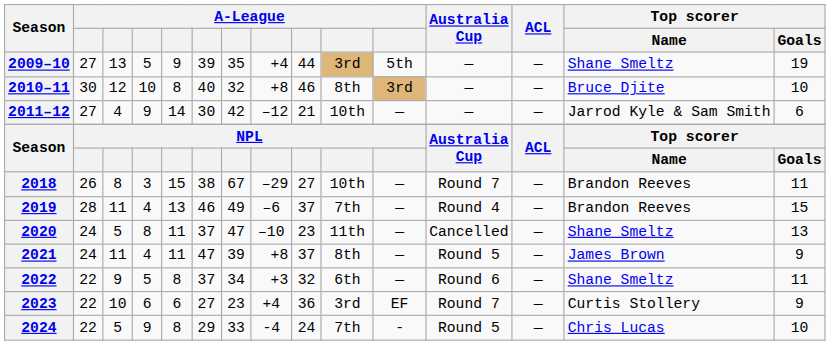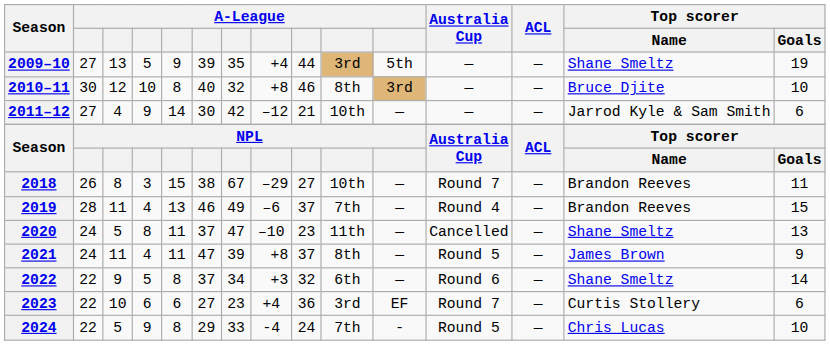(800, 280) 11 -> (800, 280) 14
(800, 304) 9 -> (800, 304) 6
